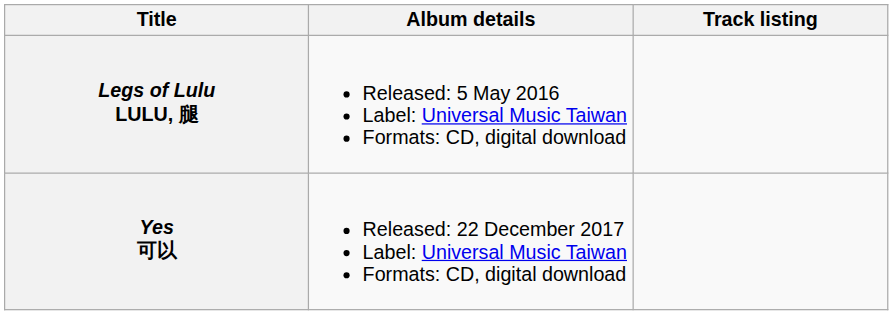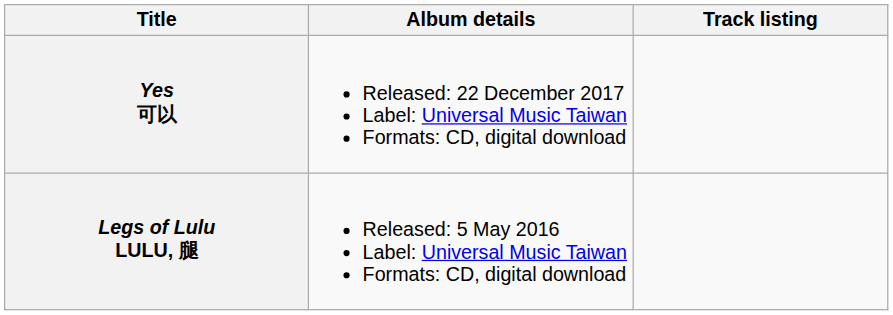rows swapped: (157, 102) <-> (157, 239)
